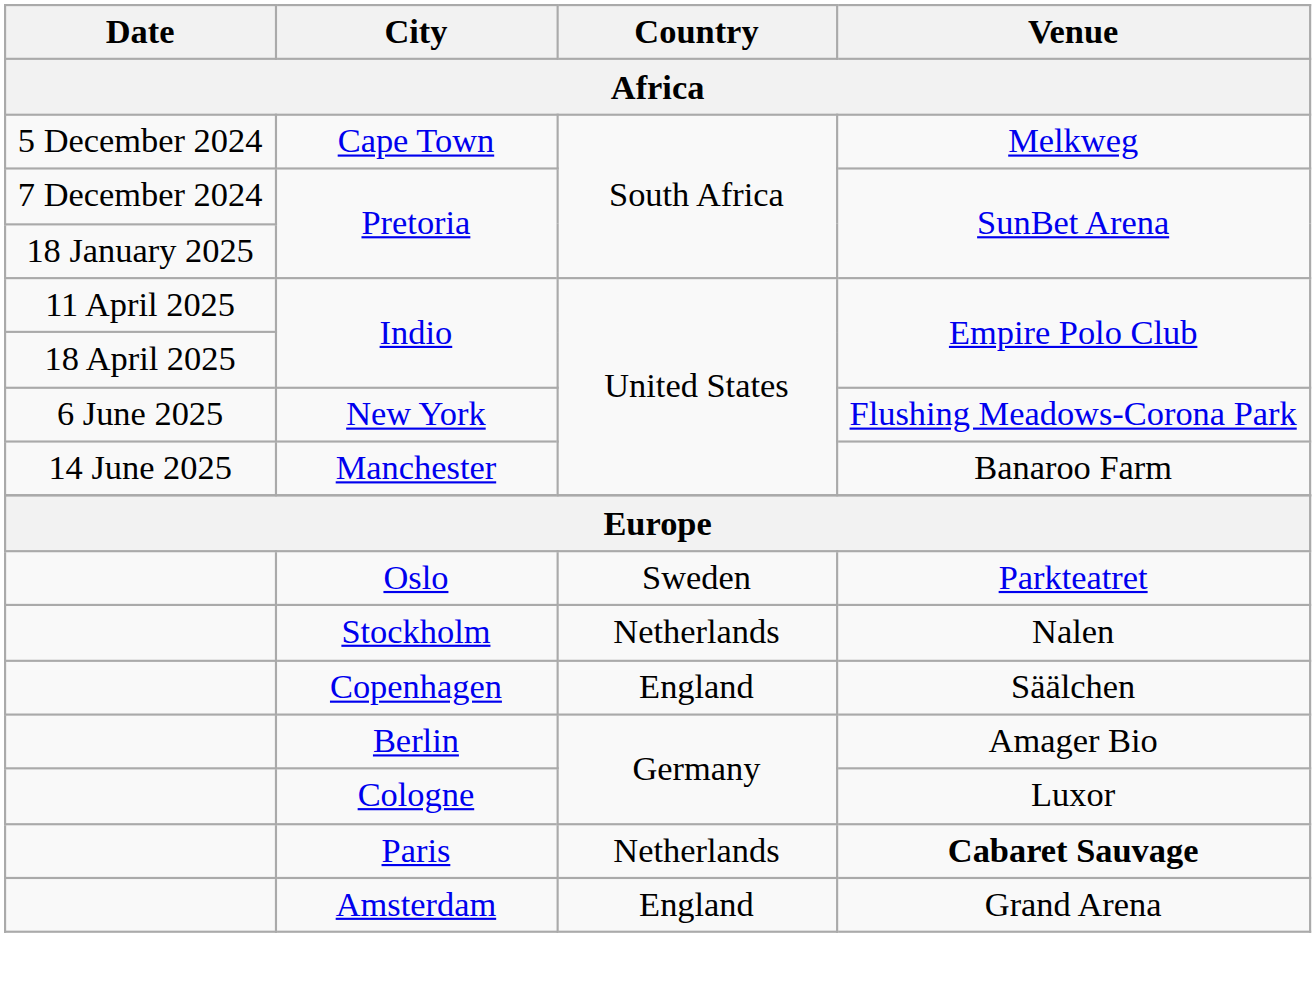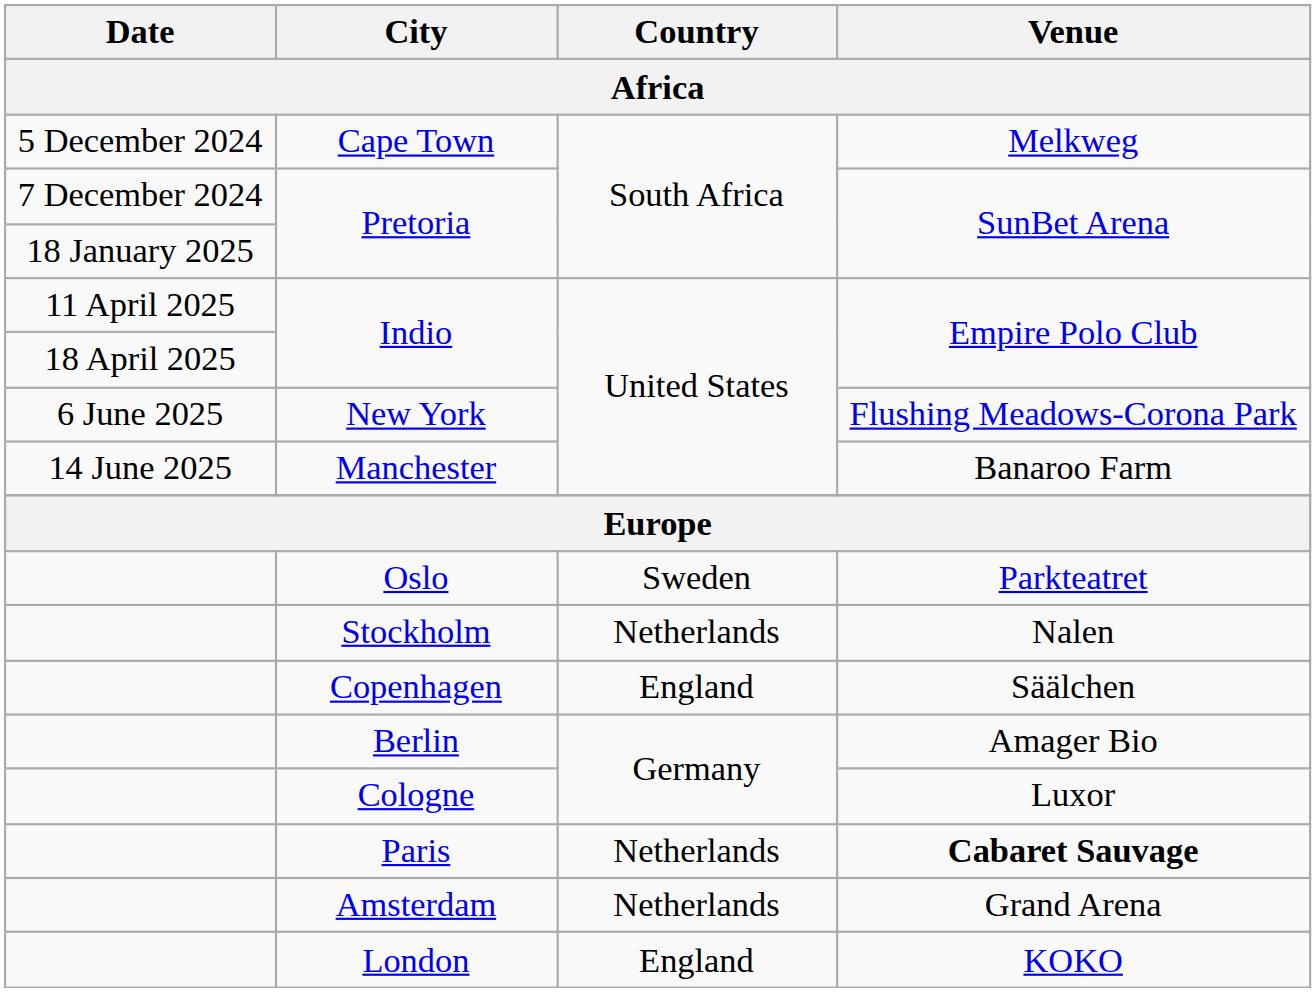(696, 904) England -> (696, 904) Netherlands
+ row: (140, 960)
